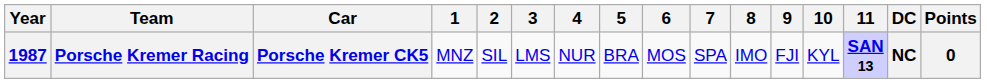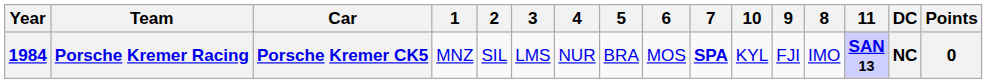columns swapped: (751, 19) <-> (823, 19)
(28, 55) 1987 -> (28, 55) 1984
(710, 55) normal -> (711, 55) bold
